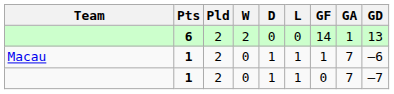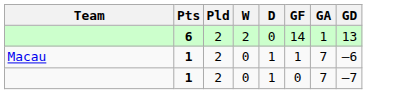- column: (298, 15)
